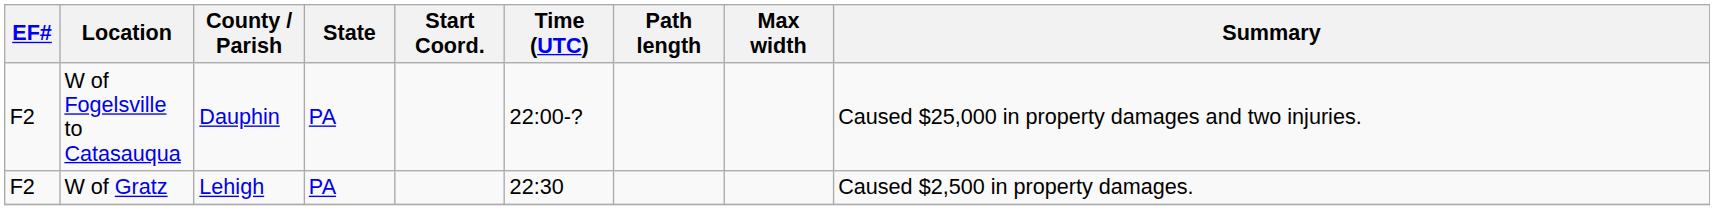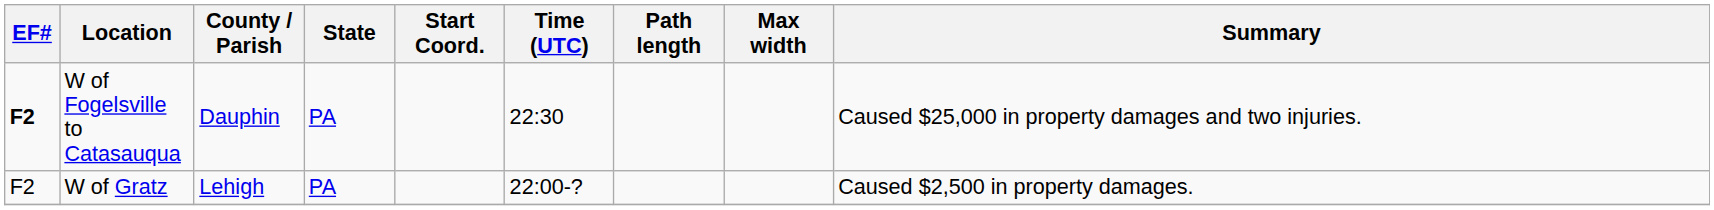(22, 116) normal -> (22, 116) bold
(546, 116) 22:00-? -> (537, 116) 22:30
(537, 187) 22:30 -> (546, 187) 22:00-?
